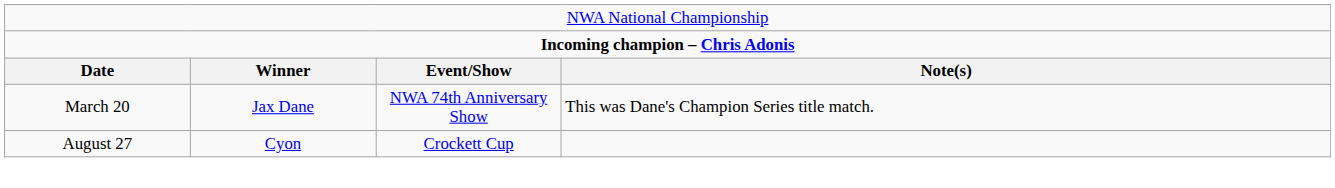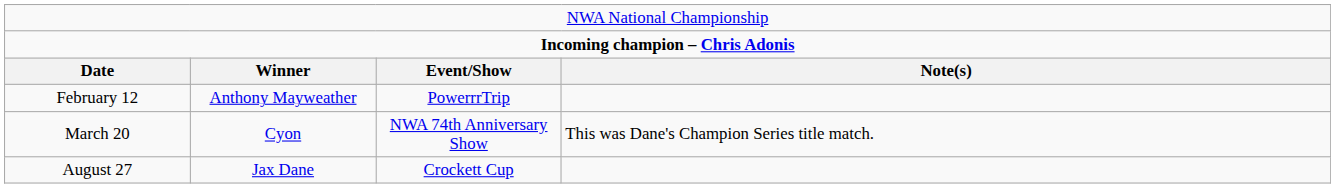+ row: (97, 97)
(283, 107) Jax Dane -> (283, 133) Cyon
(283, 143) Cyon -> (283, 169) Jax Dane
